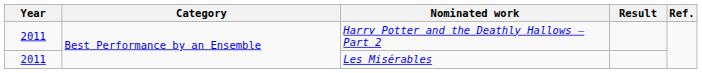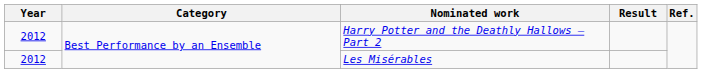(33, 36) 2011 -> (33, 36) 2012
(33, 59) 2011 -> (33, 59) 2012
